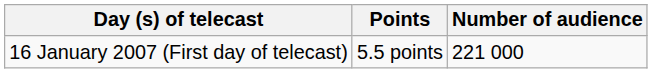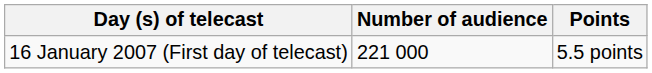columns swapped: (547, 20) <-> (400, 20)
